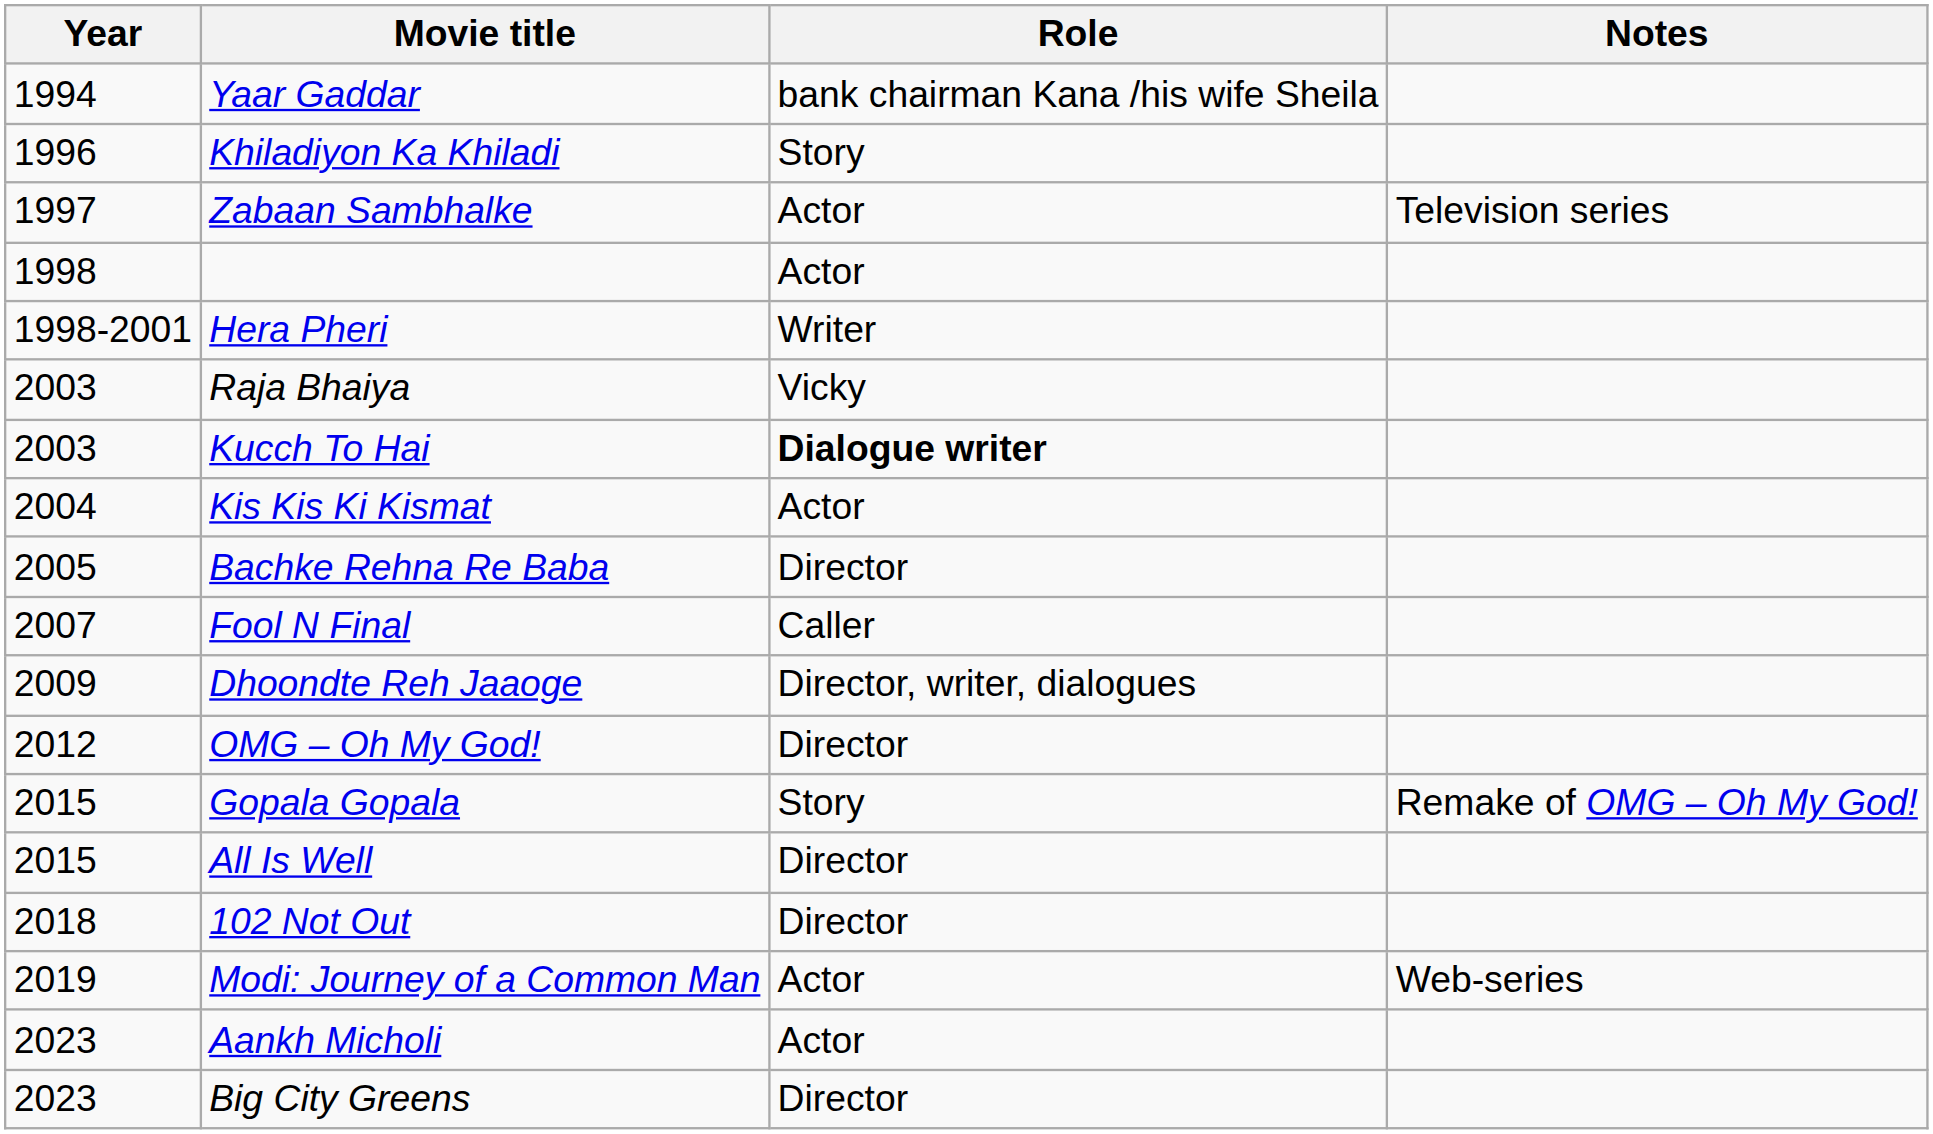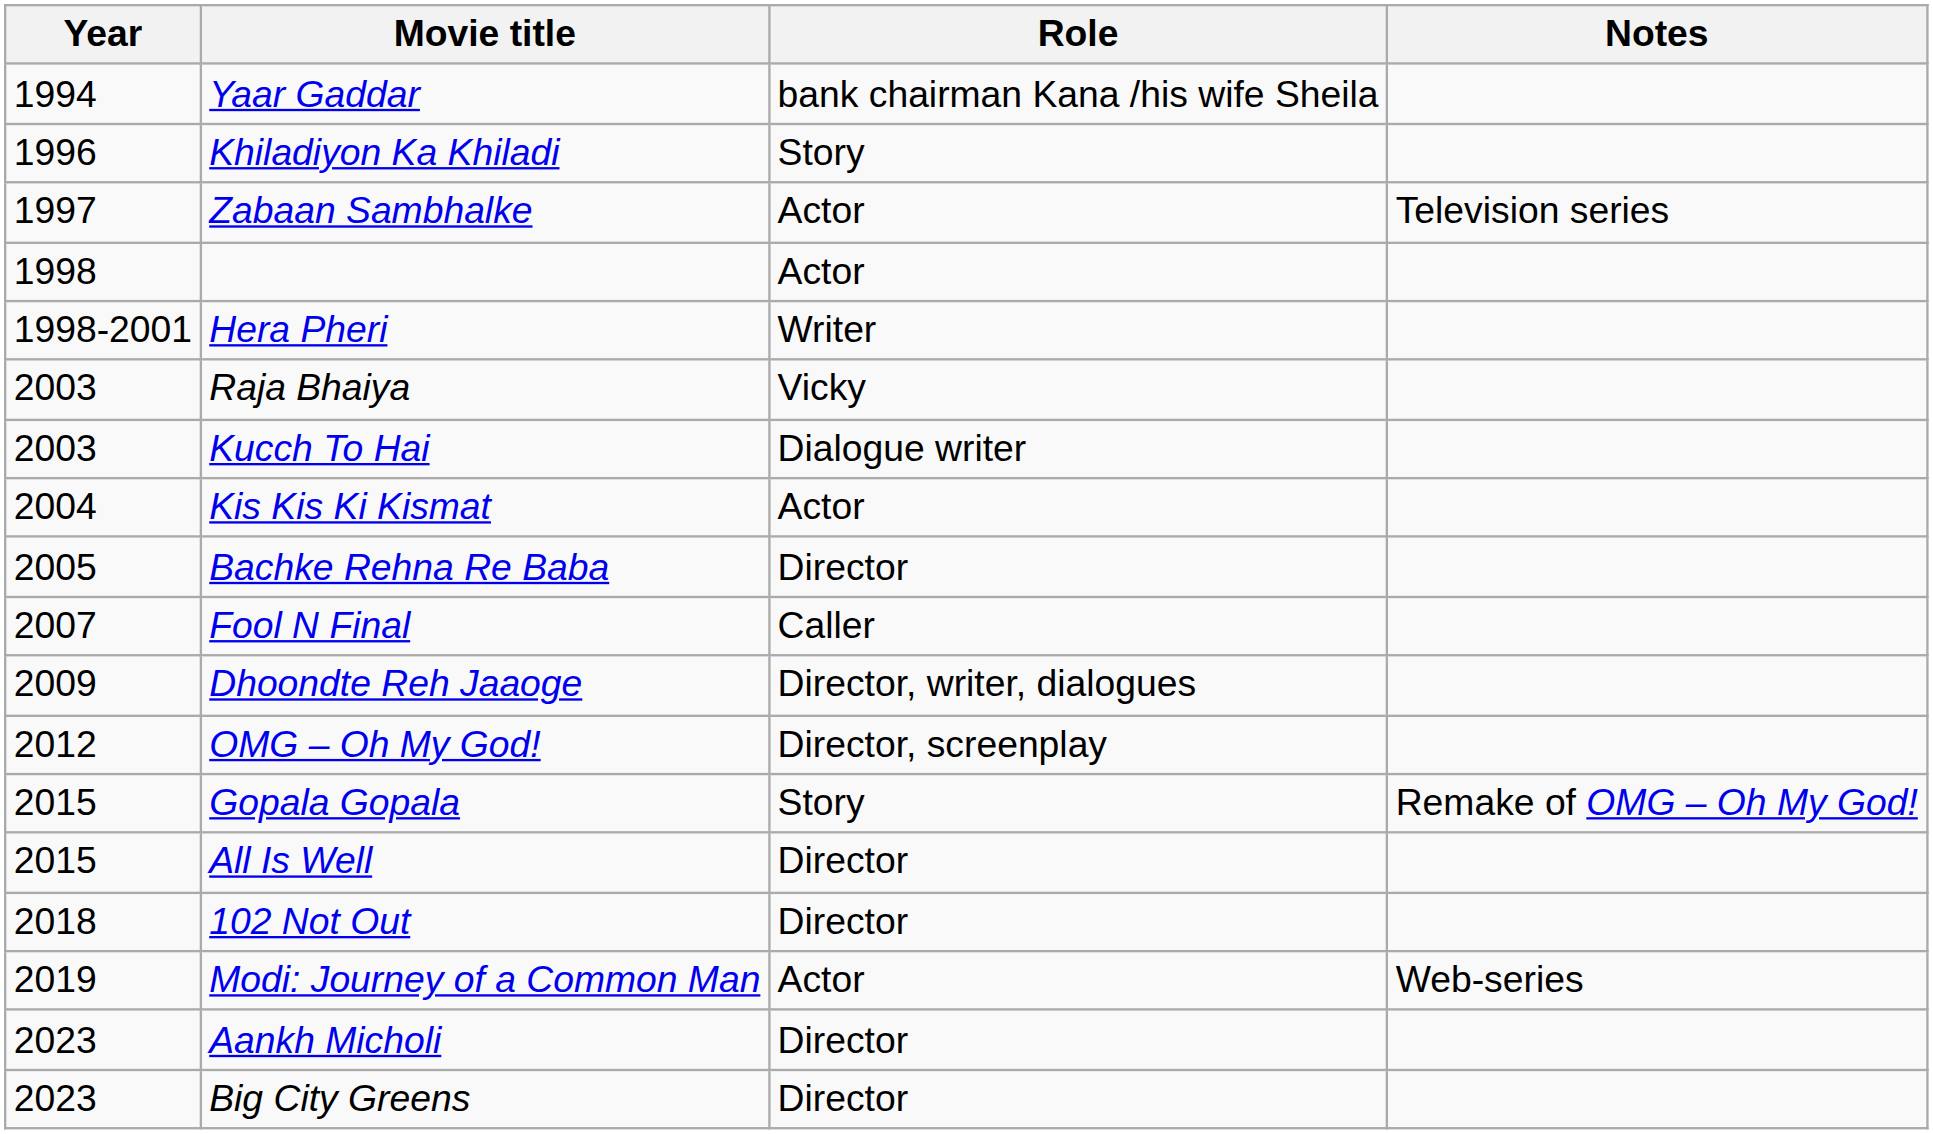(912, 447) bold -> (902, 447) normal
(843, 743) Director -> (942, 743) Director, screenplay
(821, 1039) Actor -> (843, 1039) Director
